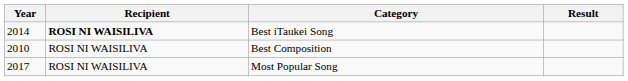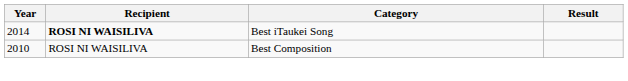- row: (294, 66)
